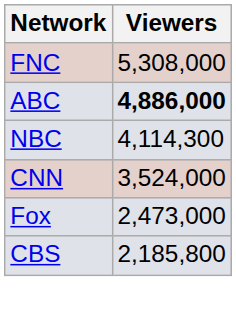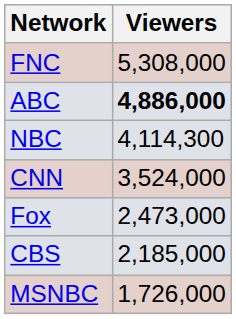(172, 255) 2,185,800 -> (172, 255) 2,185,000
+ row: (54, 293)
